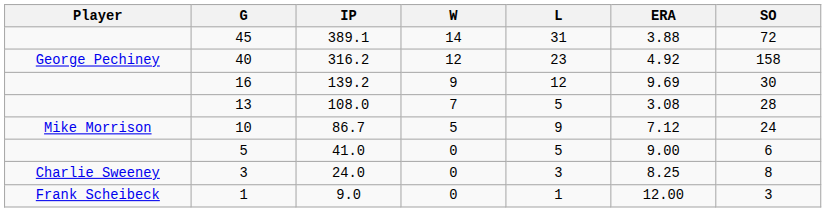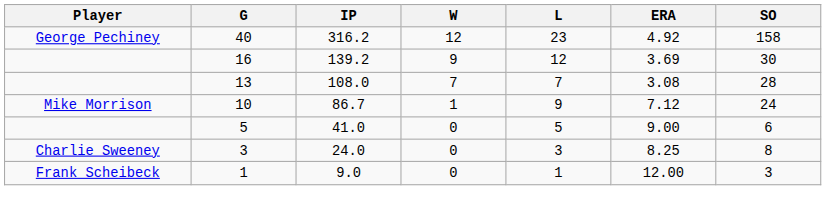- row: (244, 38)
(663, 83) 9.69 -> (663, 61) 3.69
(558, 106) 5 -> (558, 83) 7
(453, 128) 5 -> (453, 106) 1
